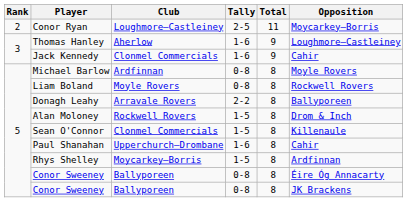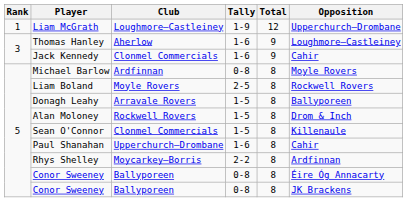+ row: (66, 27)
- row: (60, 27)
(241, 86) 0-8 -> (241, 86) 2-5
(241, 101) 2-2 -> (241, 101) 1-5
(241, 160) 1-5 -> (241, 160) 2-2
